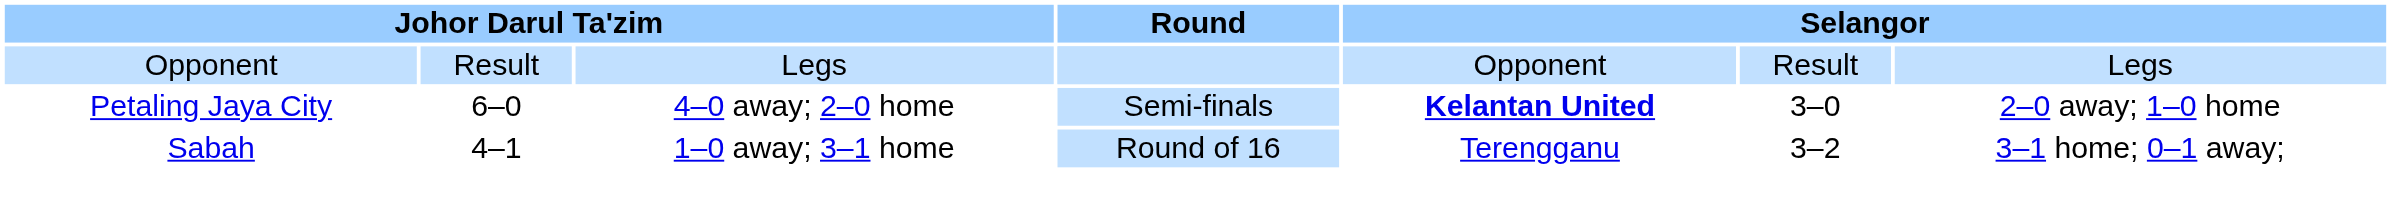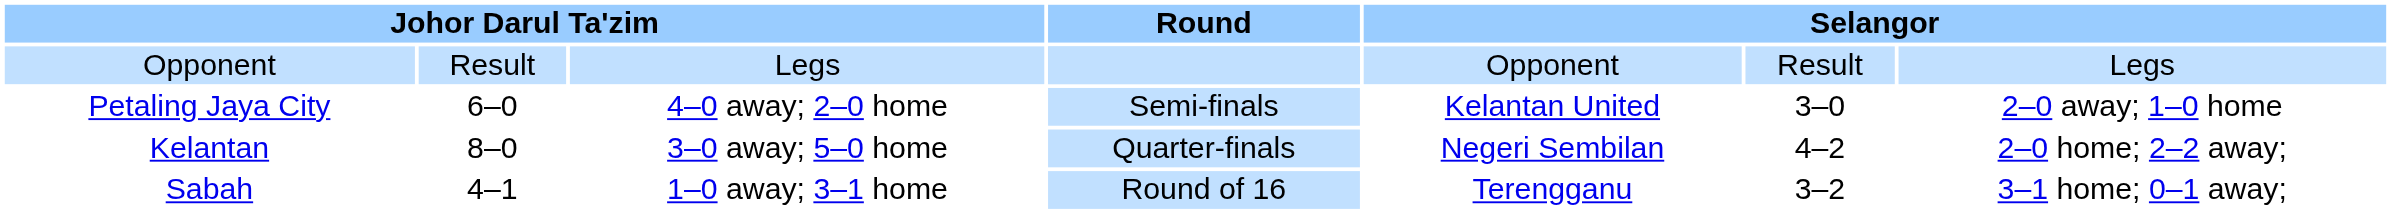(1540, 106) bold -> (1552, 106) normal
+ row: (209, 147)
